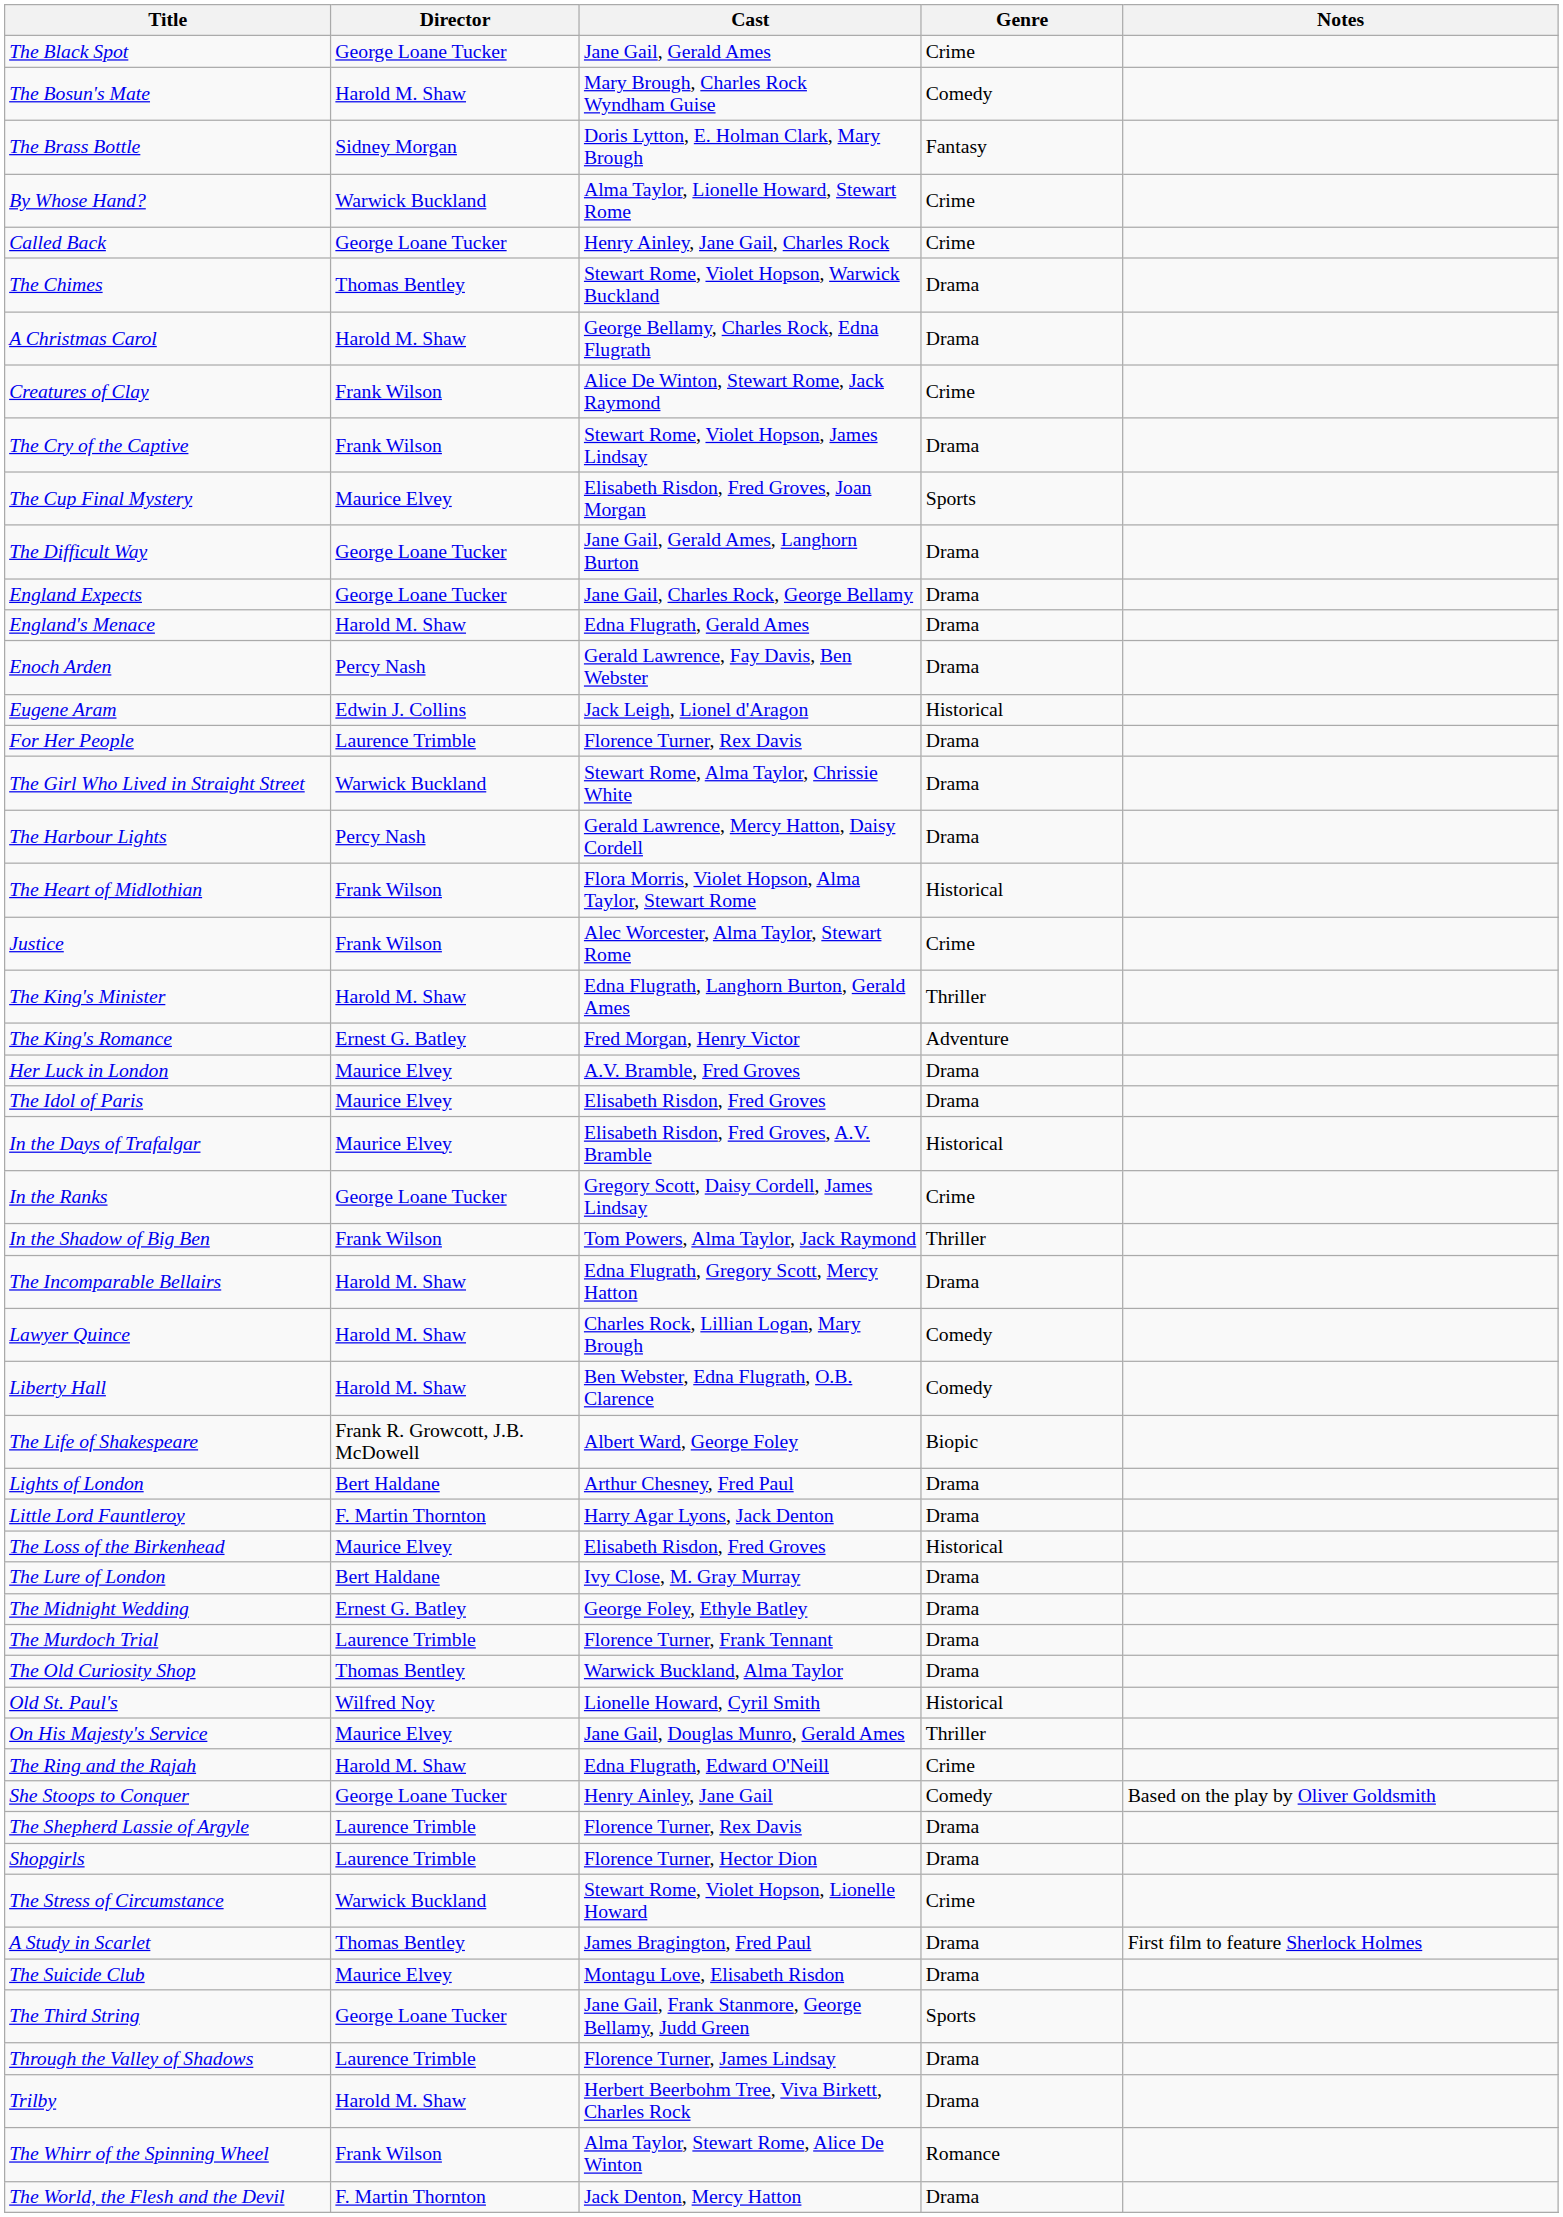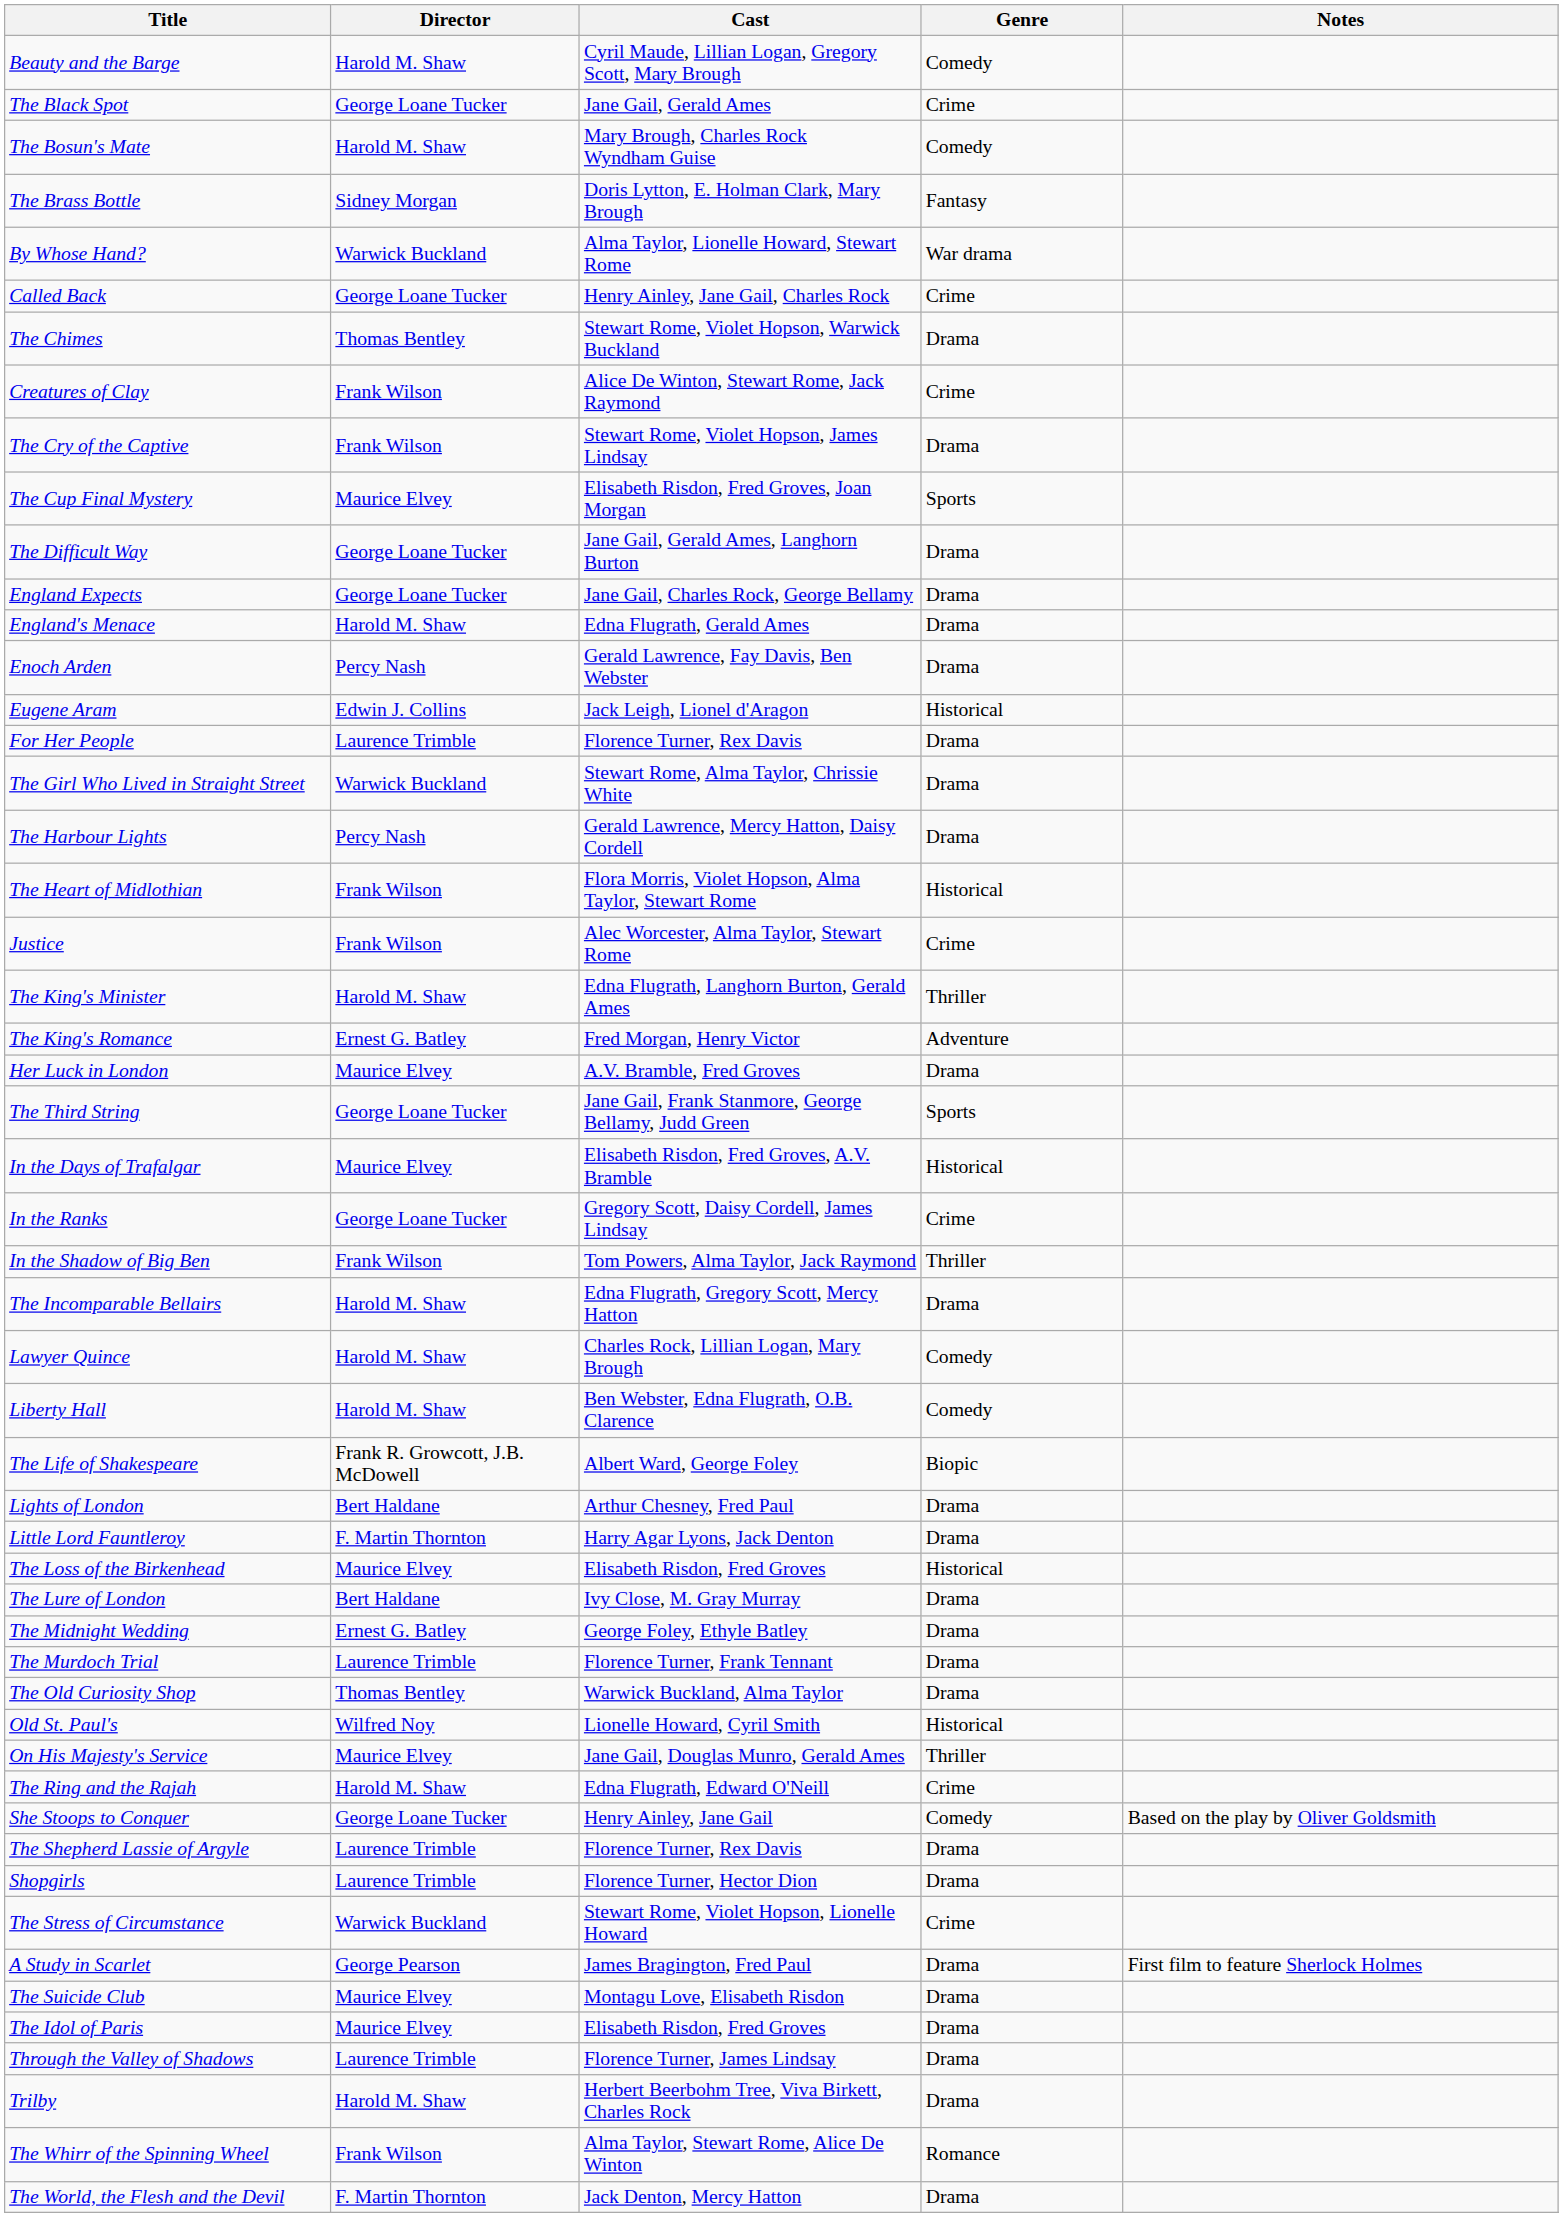+ row: (94, 62)
(950, 200) Crime -> (969, 253) War drama
- row: (83, 338)
rows swapped: (76, 1101) <-> (74, 2016)
(400, 1942) Thomas Bentley -> (398, 1965) George Pearson
